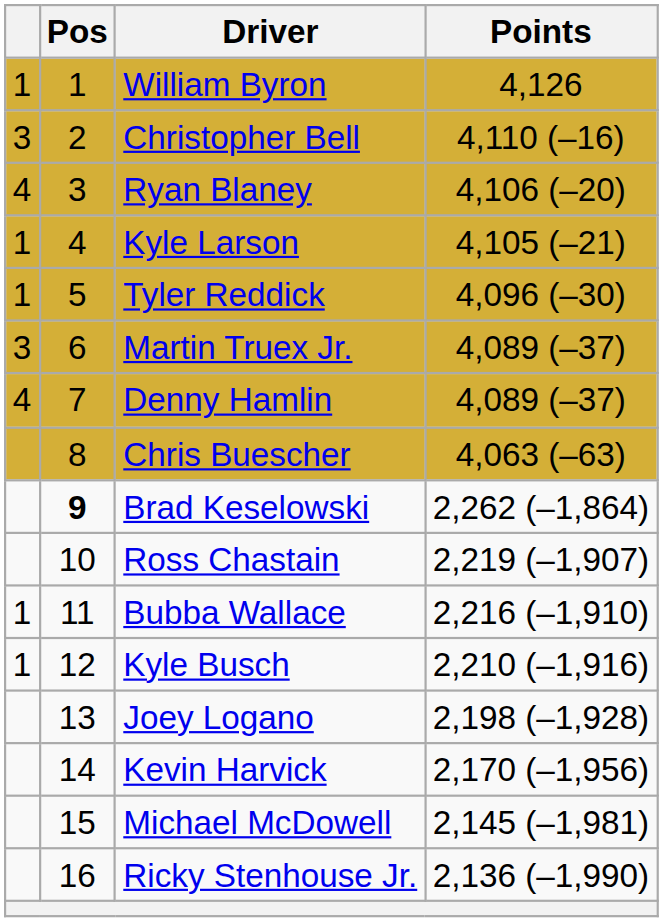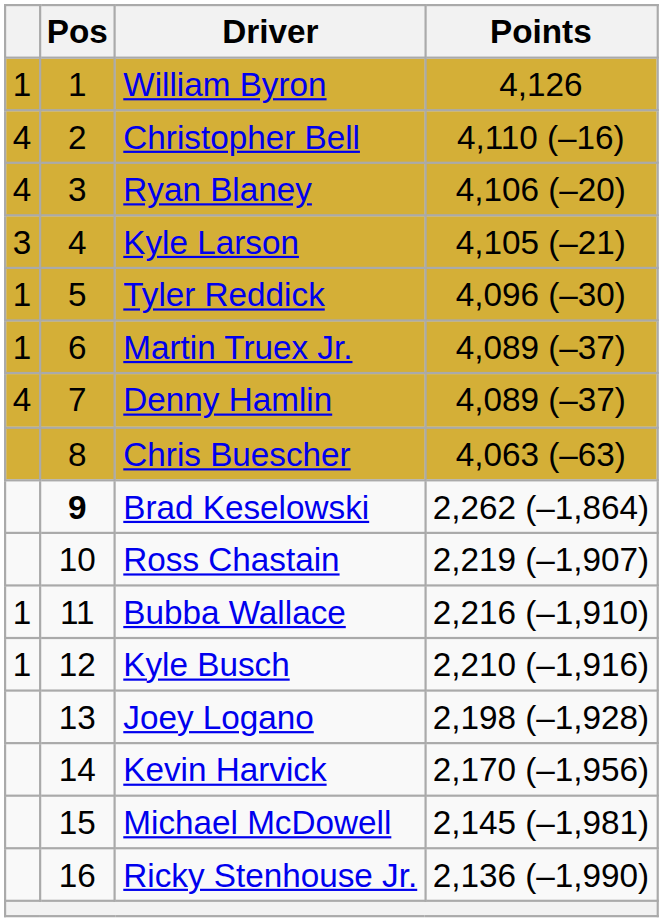(22, 137) 3 -> (22, 137) 4
(22, 242) 1 -> (22, 242) 3
(22, 348) 3 -> (22, 348) 1
